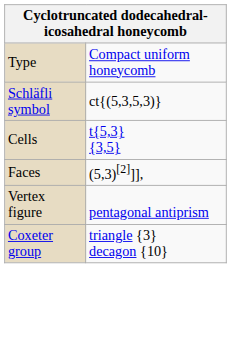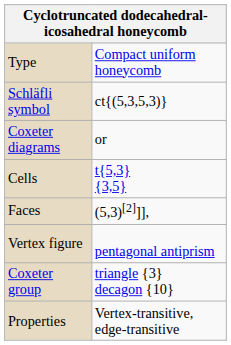+ row: (34, 139)
+ row: (37, 320)
